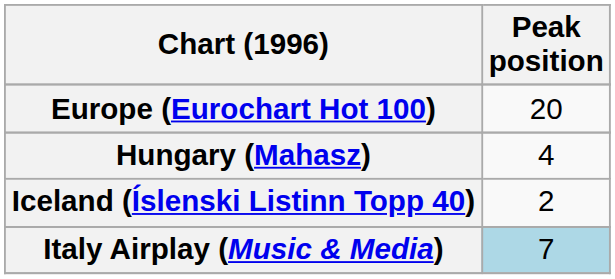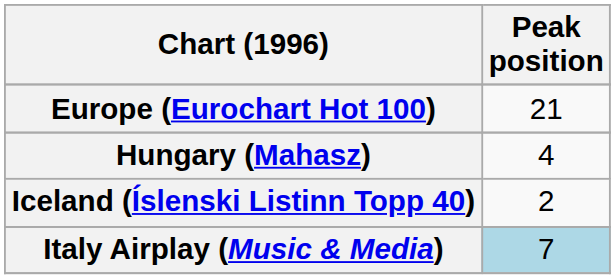(546, 108) 20 -> (546, 108) 21
